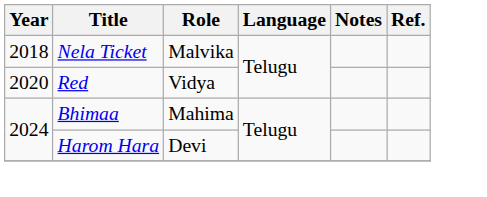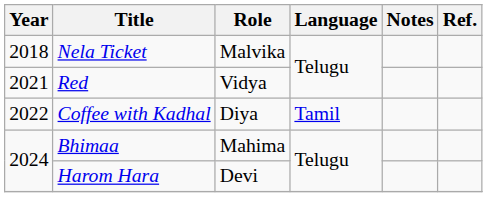(29, 82) 2020 -> (29, 82) 2021
+ row: (134, 113)
